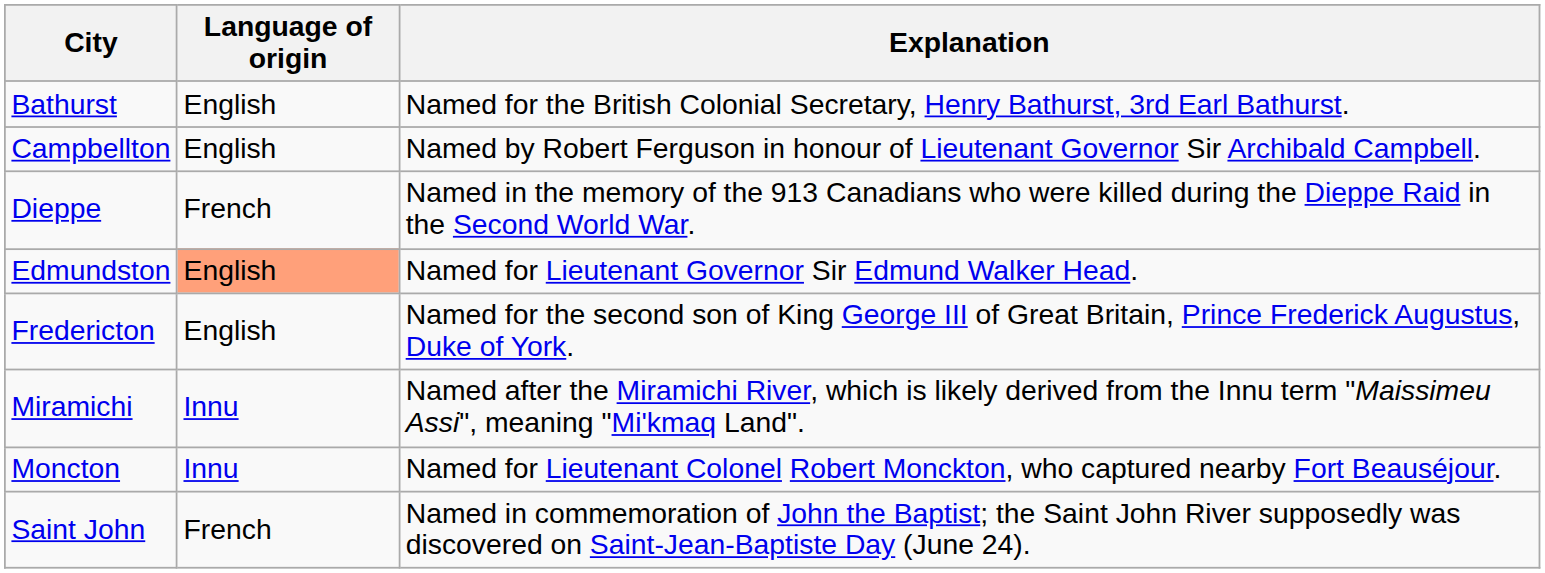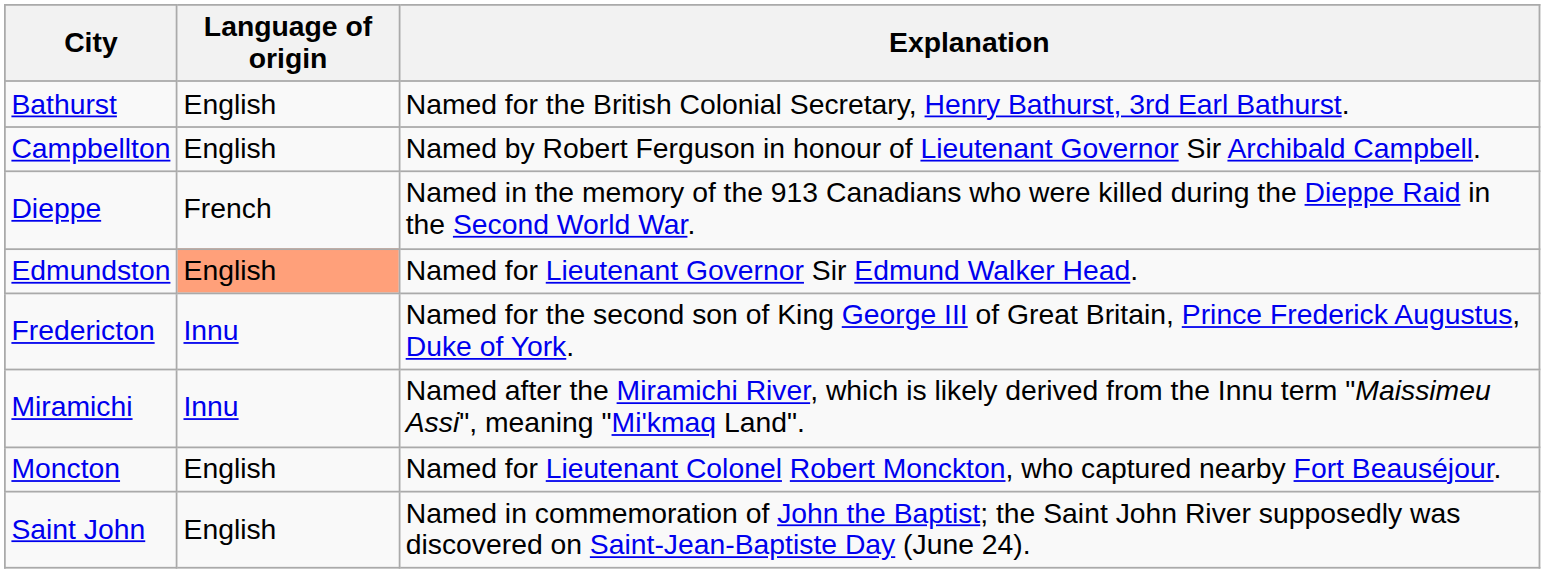(230, 331) English -> (211, 331) Innu
(211, 468) Innu -> (230, 468) English
(228, 529) French -> (230, 529) English
